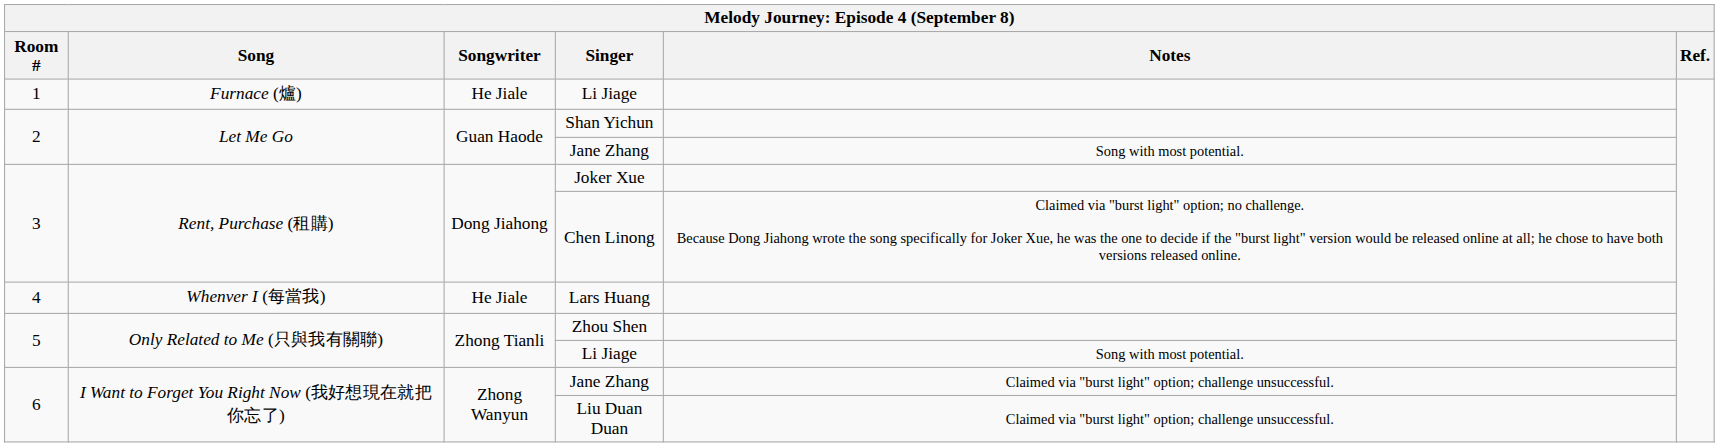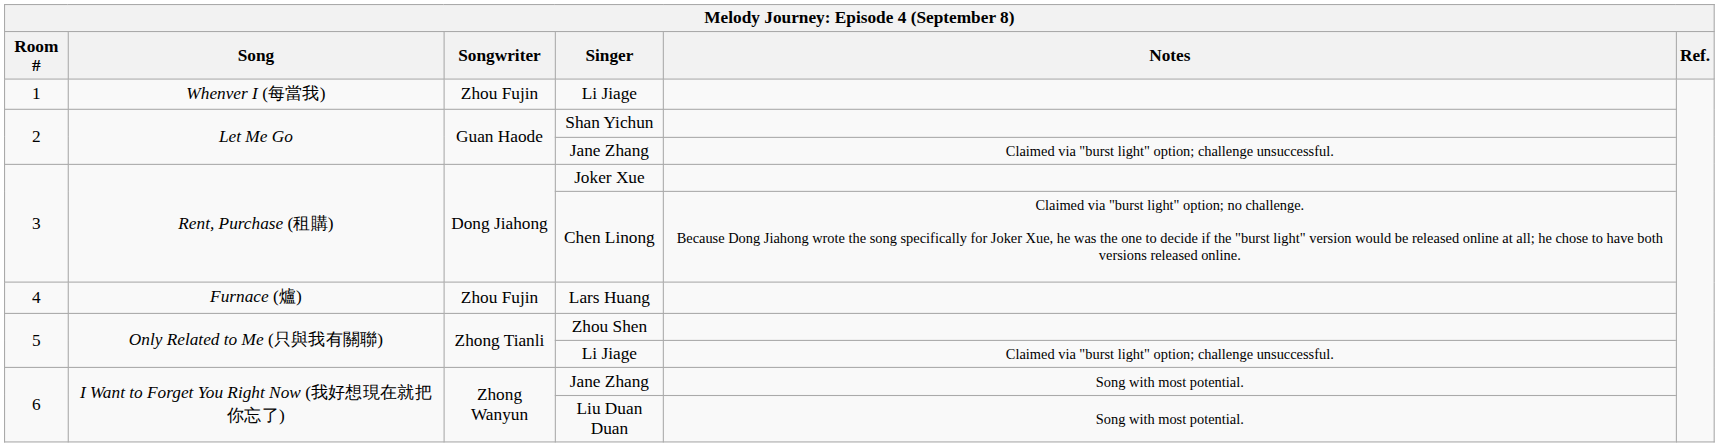(256, 93) Furnace (爐) -> (256, 93) Whenver I (每當我)
(499, 94) He Jiale -> (499, 94) Zhou Fujin
(1170, 151) Song with most potential. -> (1170, 151) Claimed via "burst light" option; challenge unsuccessful.
(256, 297) Whenver I (每當我) -> (256, 297) Furnace (爐)
(499, 297) He Jiale -> (499, 297) Zhou Fujin
(1170, 355) Song with most potential. -> (1170, 355) Claimed via "burst light" option; challenge unsuccessful.
(1170, 382) Claimed via "burst light" option; challenge unsuccessful. -> (1170, 382) Song with most potential.
(1170, 419) Claimed via "burst light" option; challenge unsuccessful. -> (1170, 419) Song with most potential.
